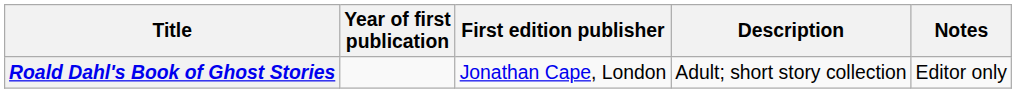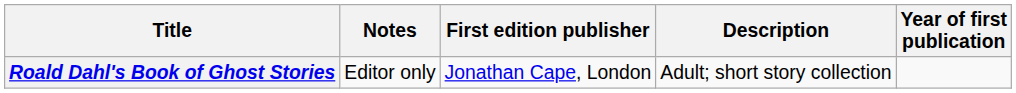columns swapped: (397, 30) <-> (961, 30)
